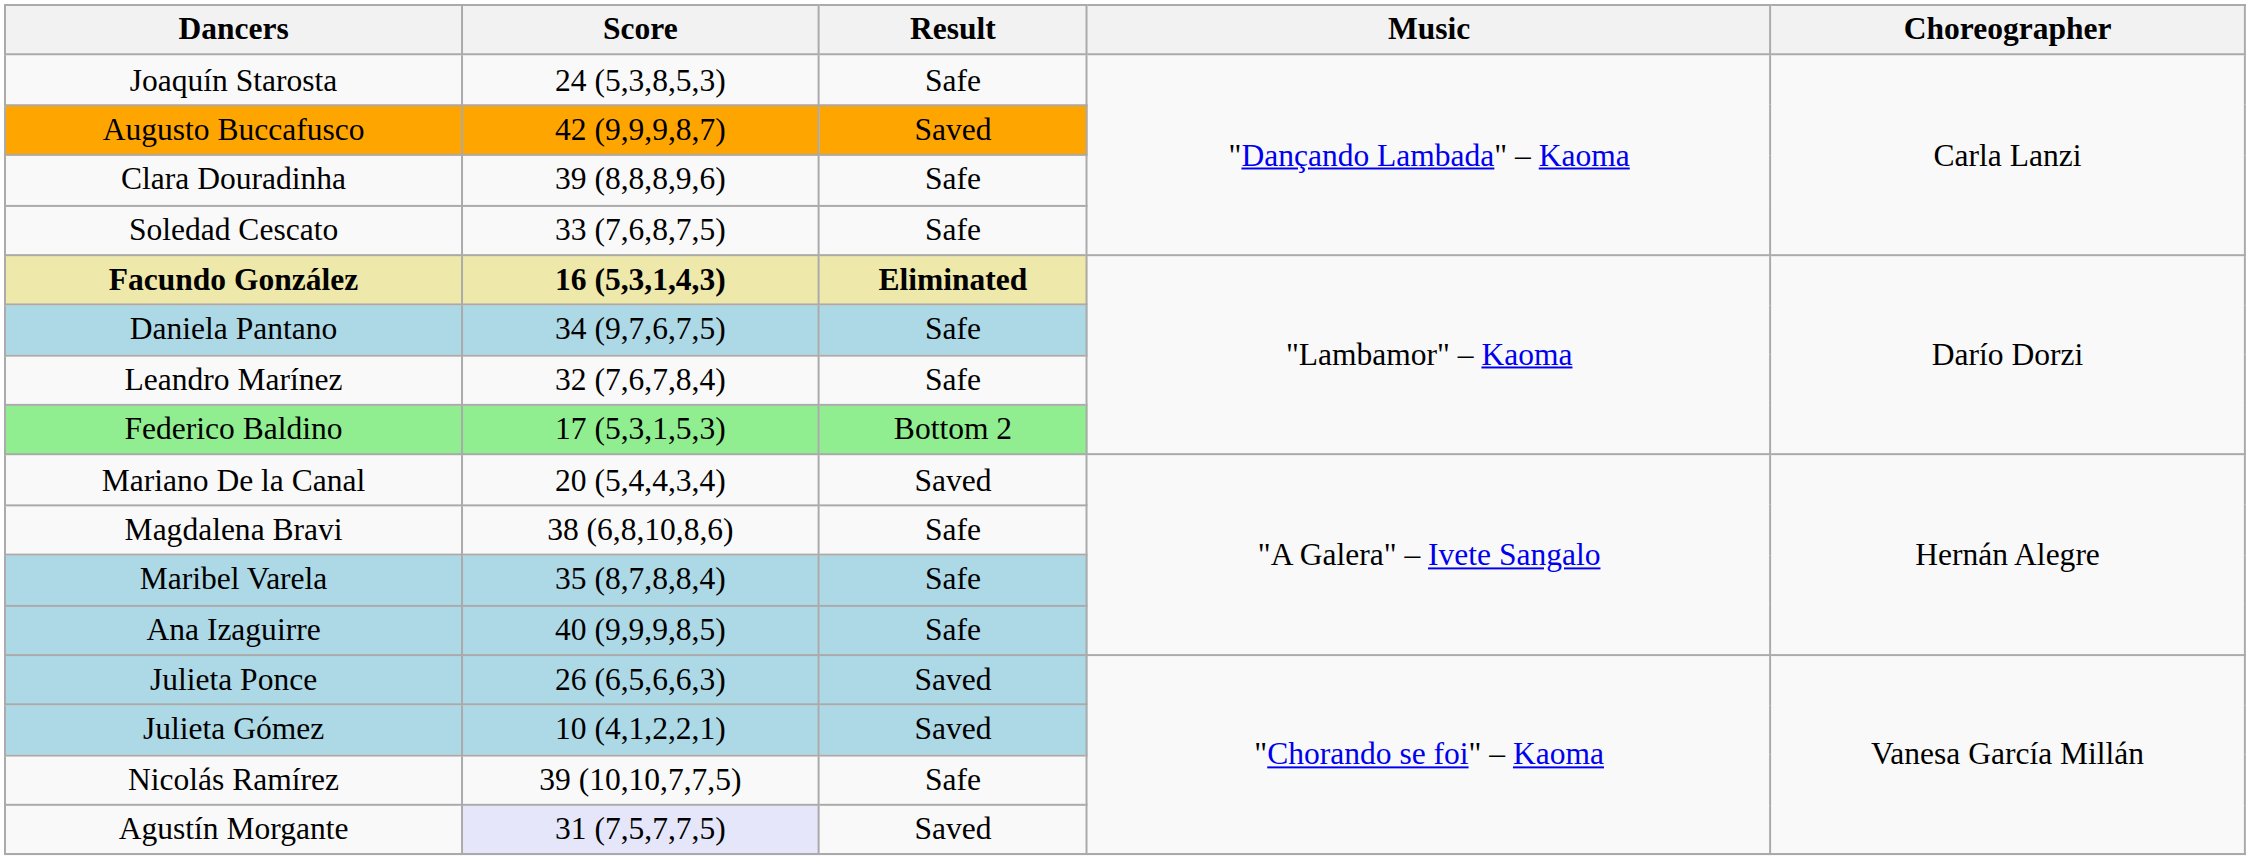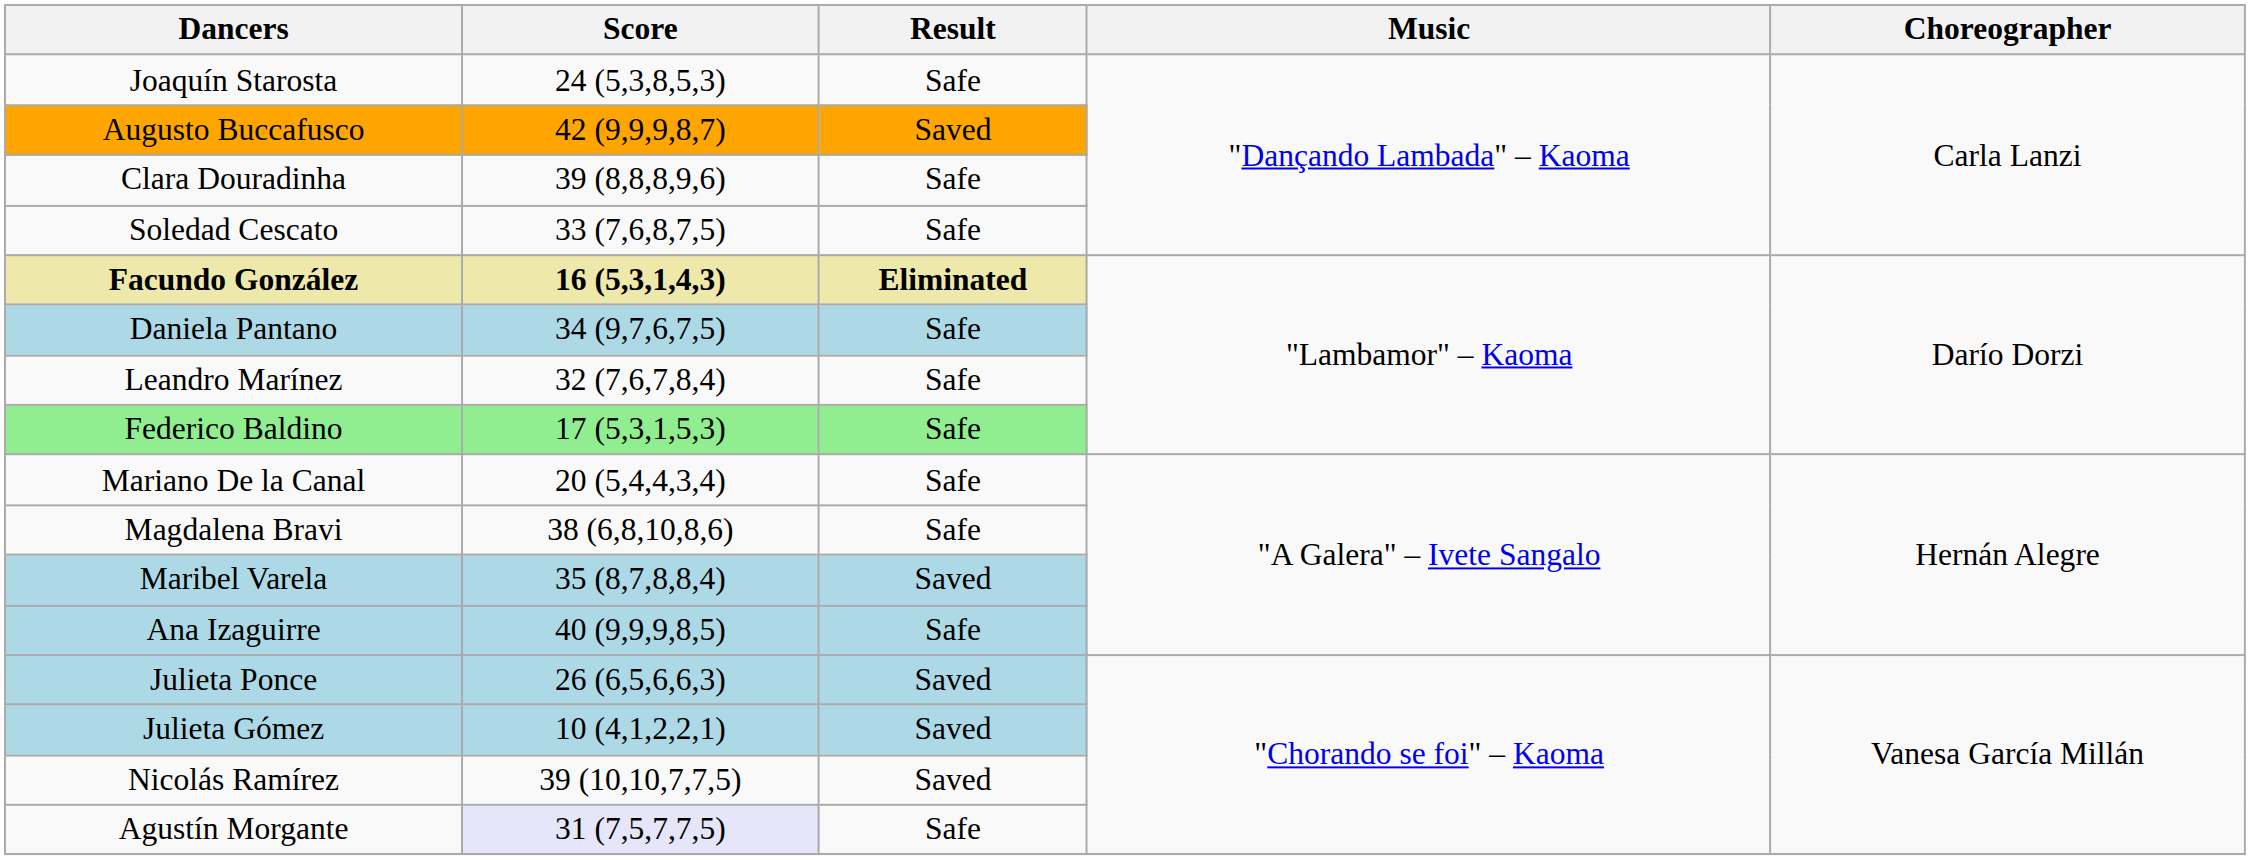(953, 429) Bottom 2 -> (953, 429) Safe
(953, 479) Saved -> (953, 479) Safe
(953, 579) Safe -> (953, 579) Saved
(953, 779) Safe -> (953, 779) Saved
(953, 829) Saved -> (953, 829) Safe
